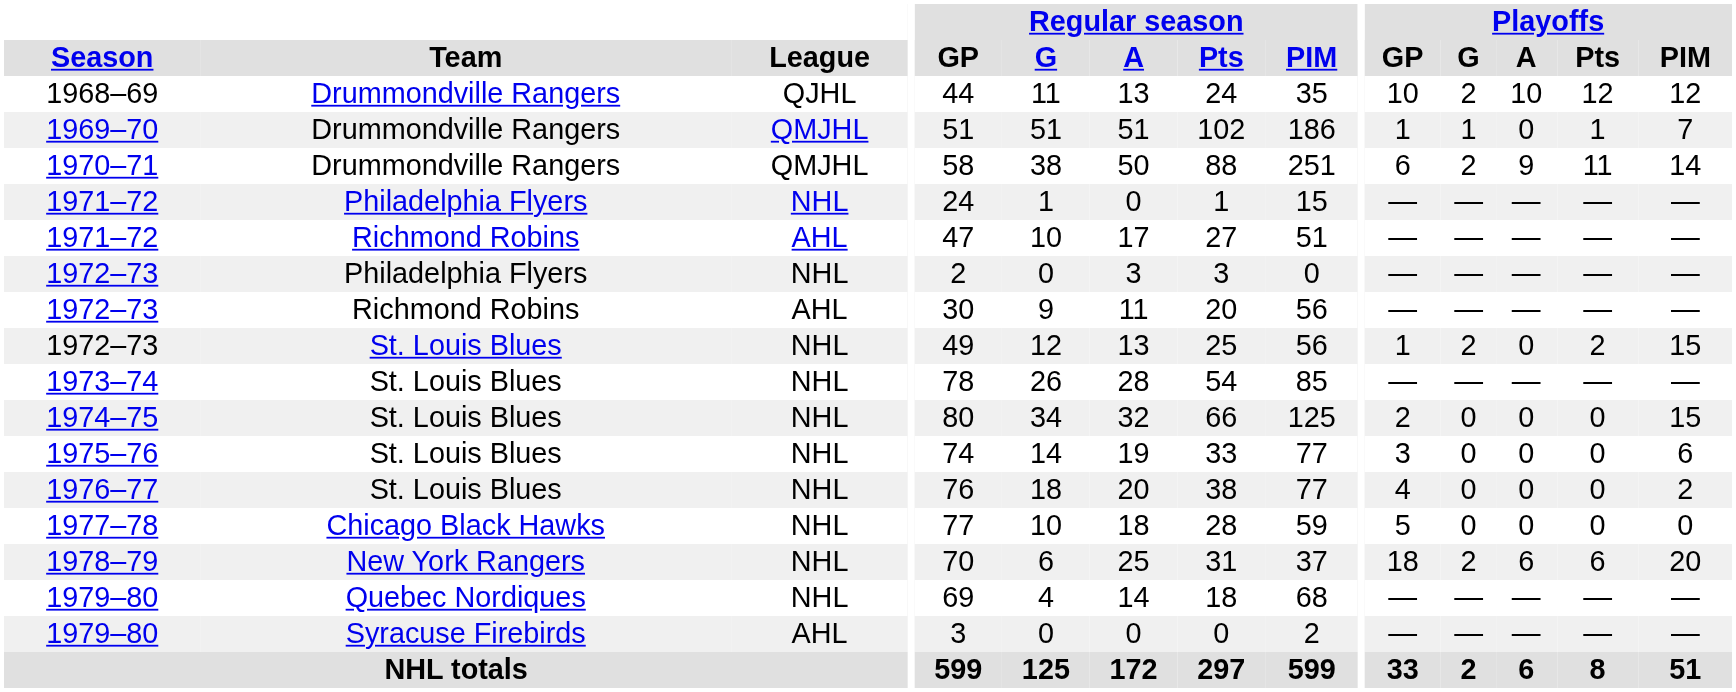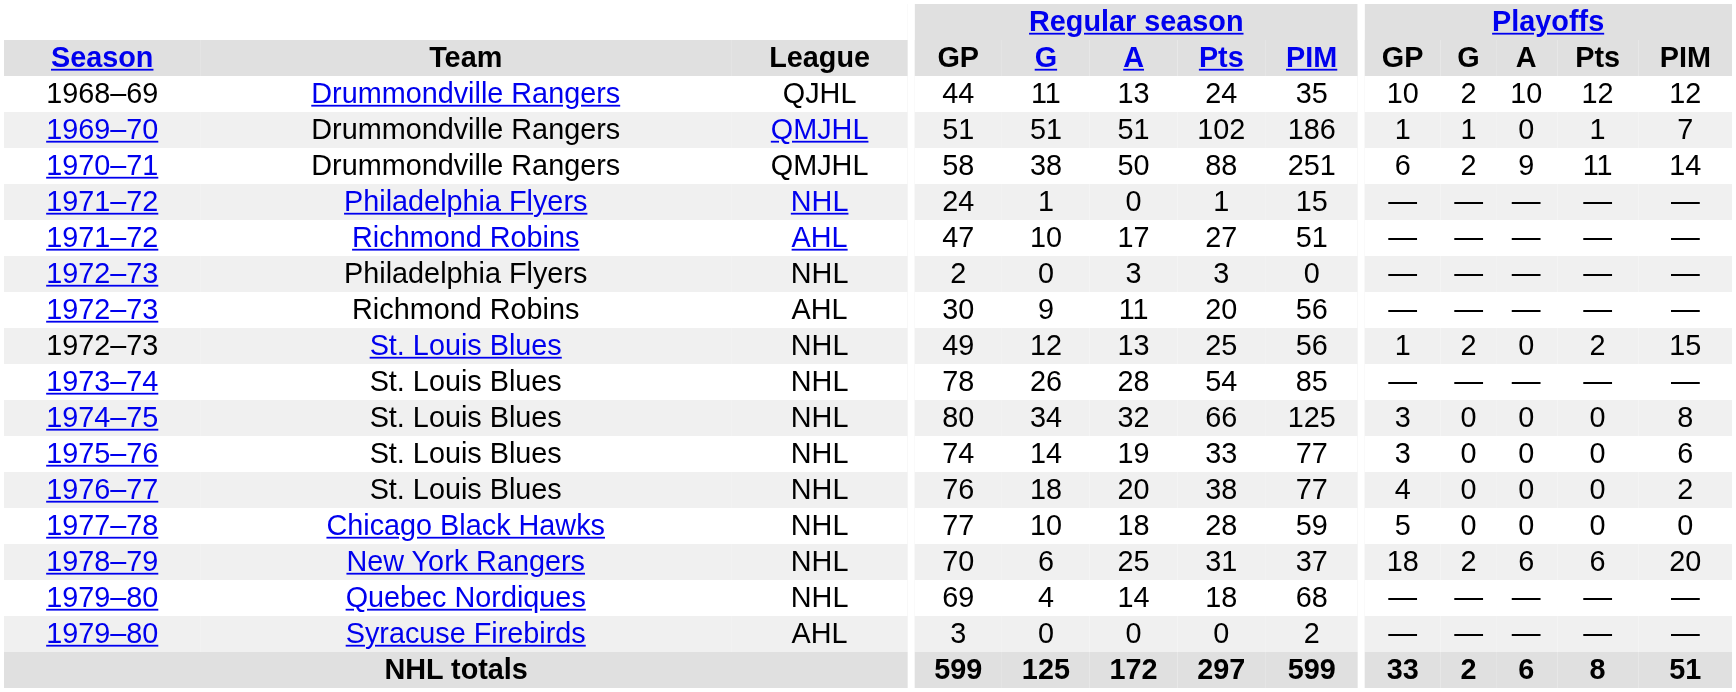(1403, 417) 2 -> (1403, 417) 3
(1685, 417) 15 -> (1685, 417) 8
